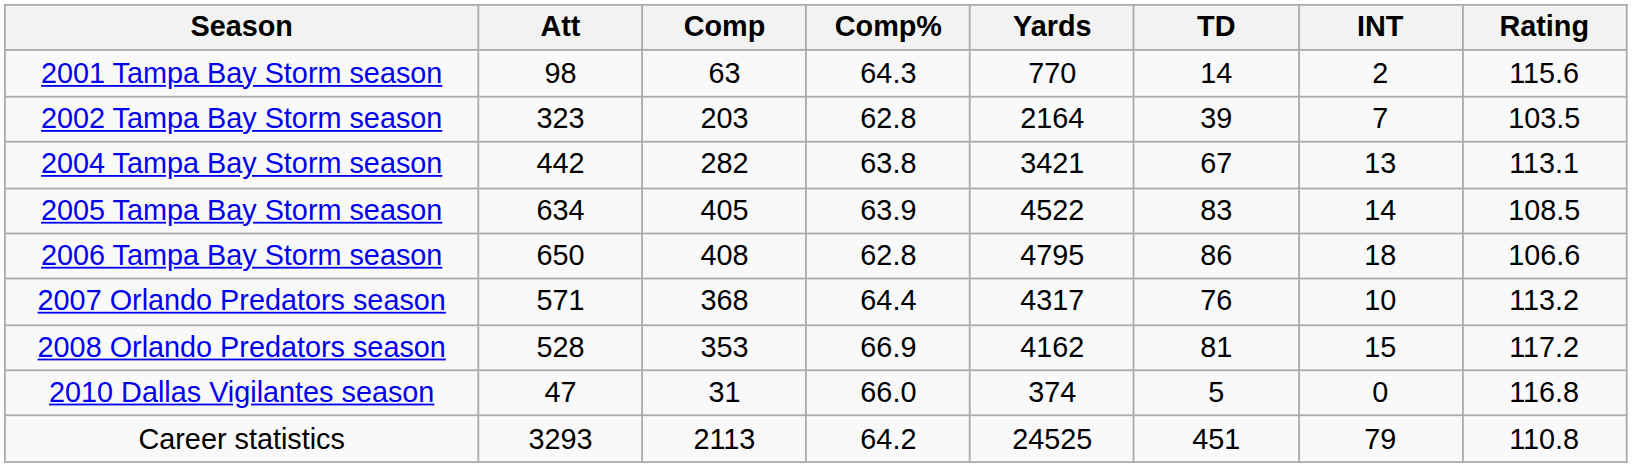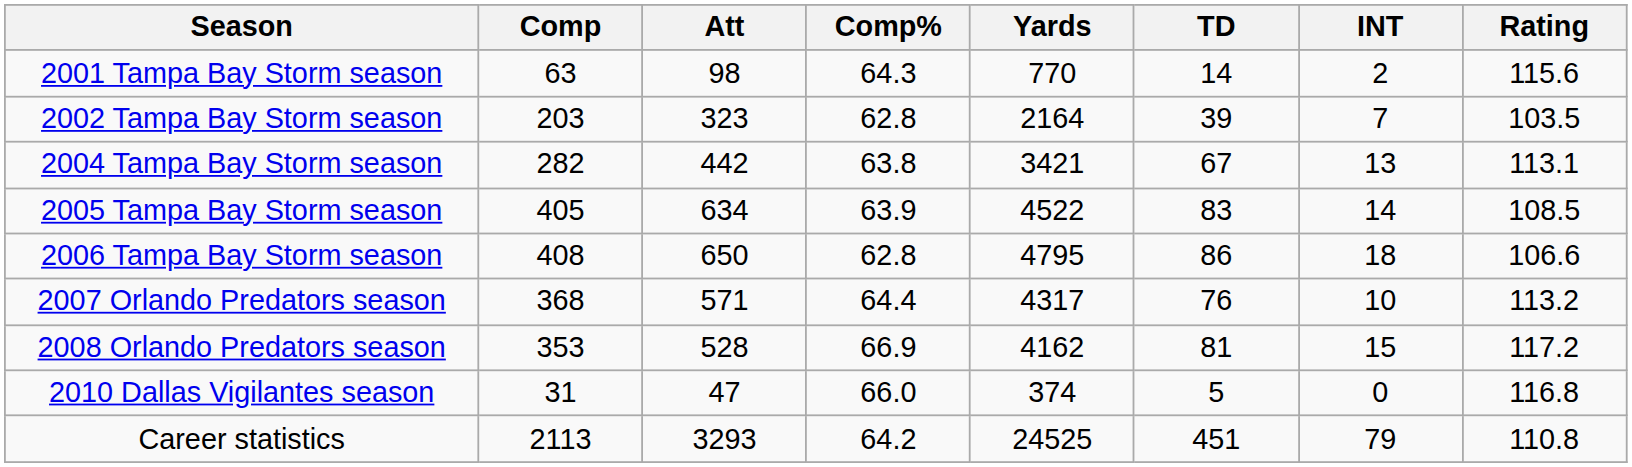columns swapped: (724, 27) <-> (560, 27)
